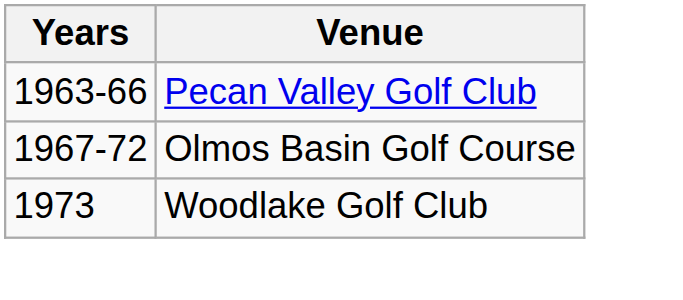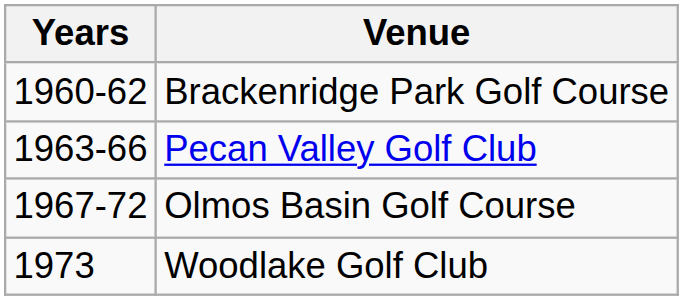+ row: (417, 91)
